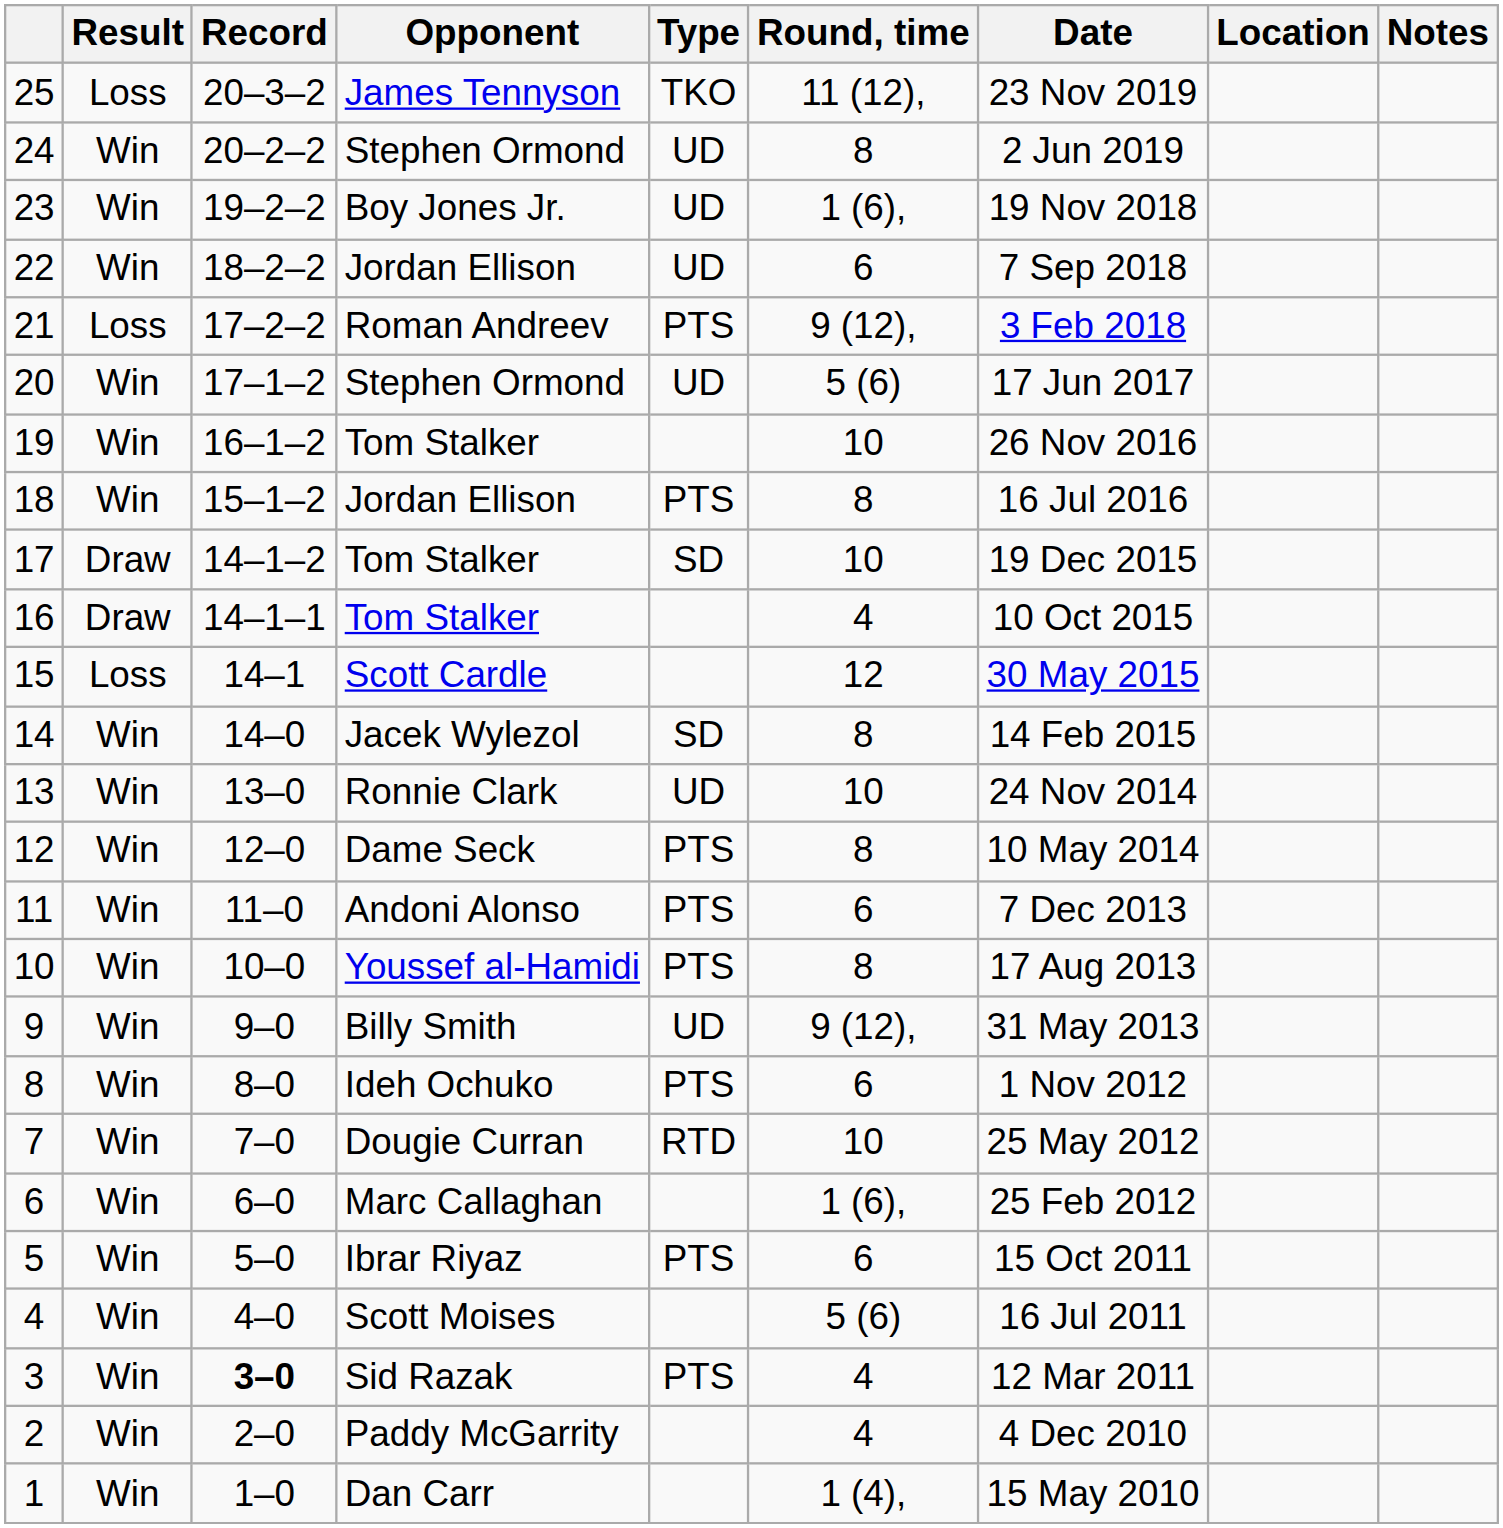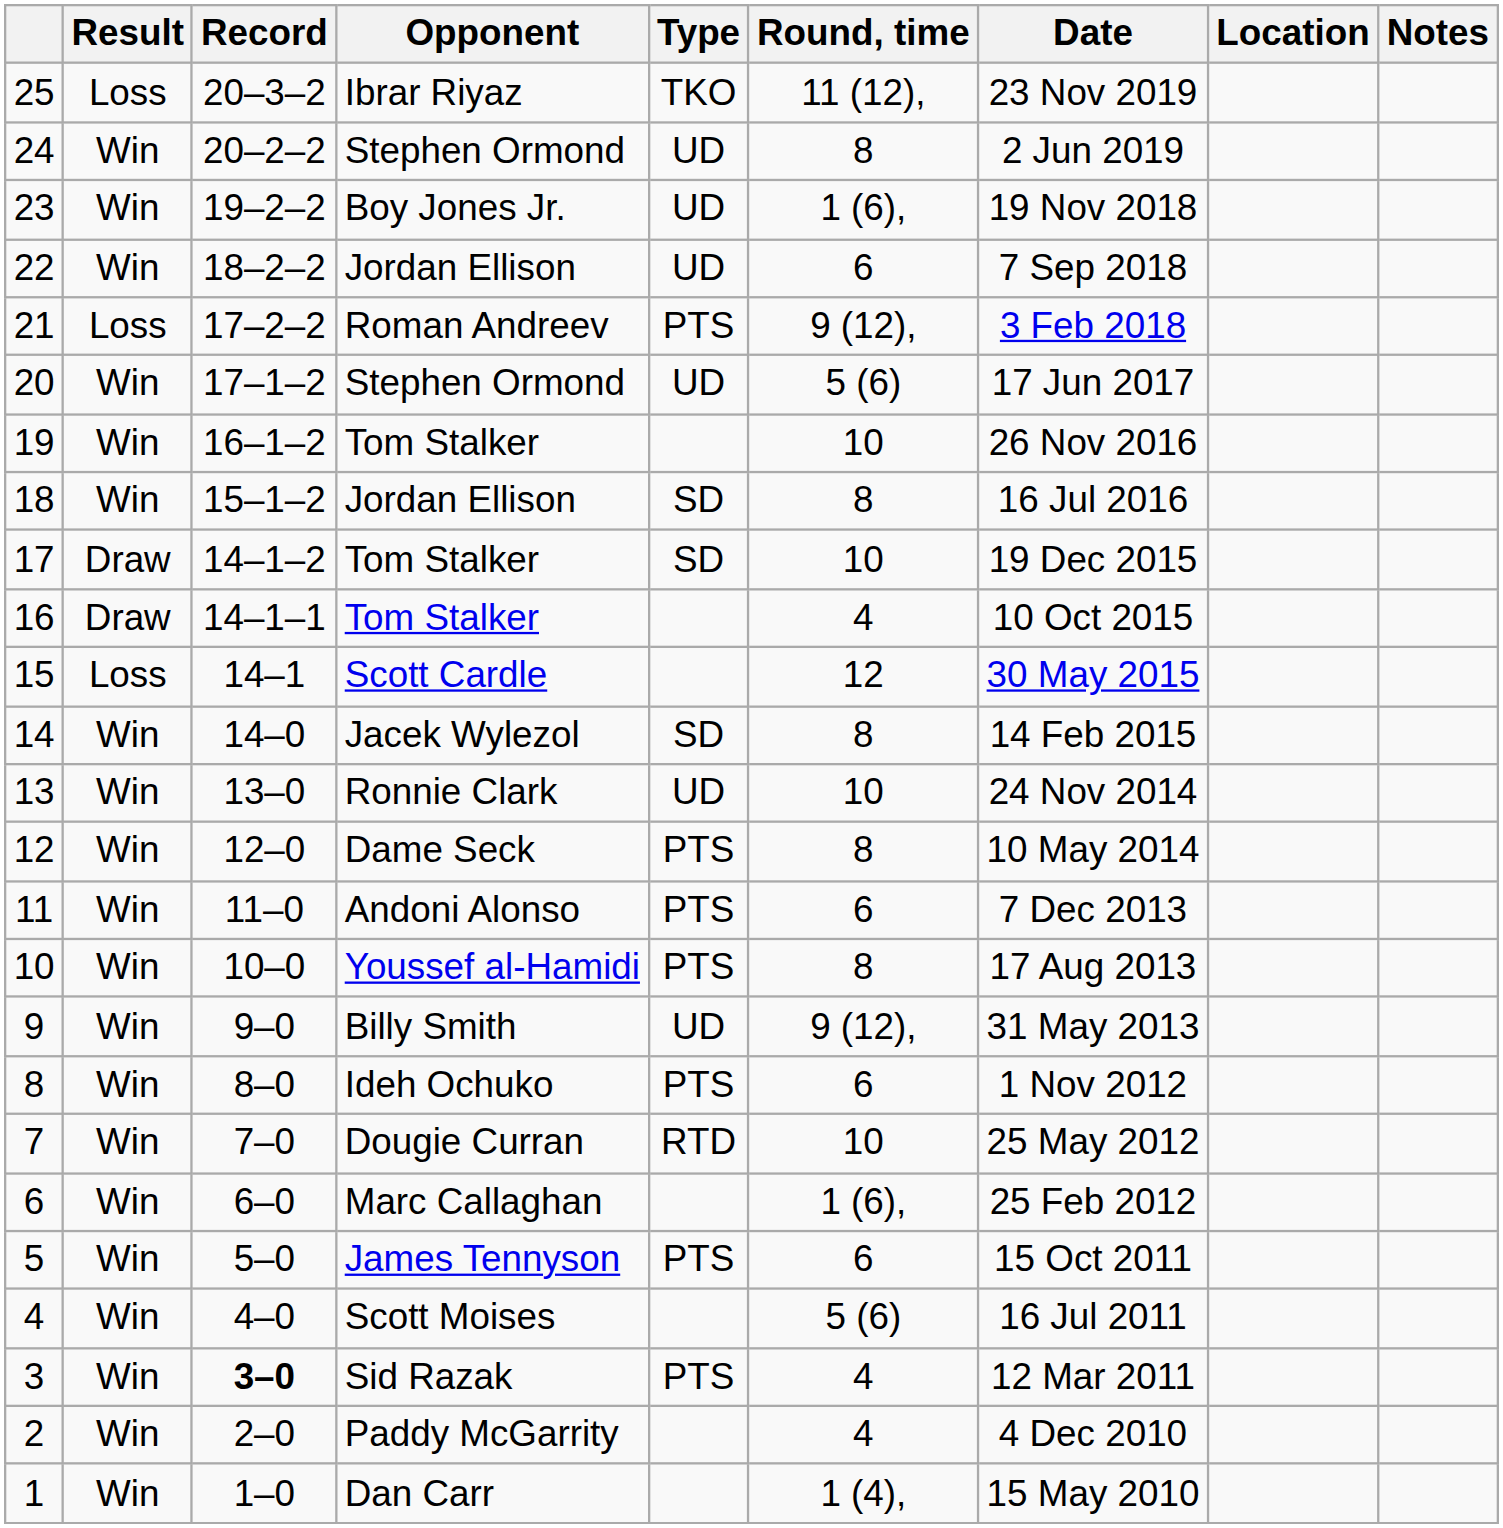(482, 92) James Tennyson -> (434, 92) Ibrar Riyaz
(698, 500) PTS -> (698, 500) SD
(434, 1259) Ibrar Riyaz -> (482, 1259) James Tennyson
